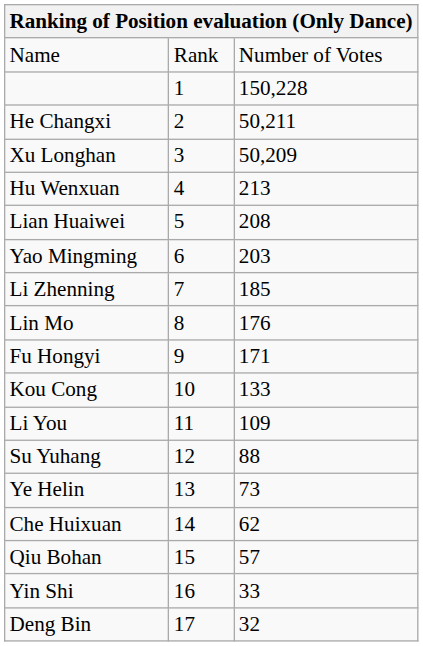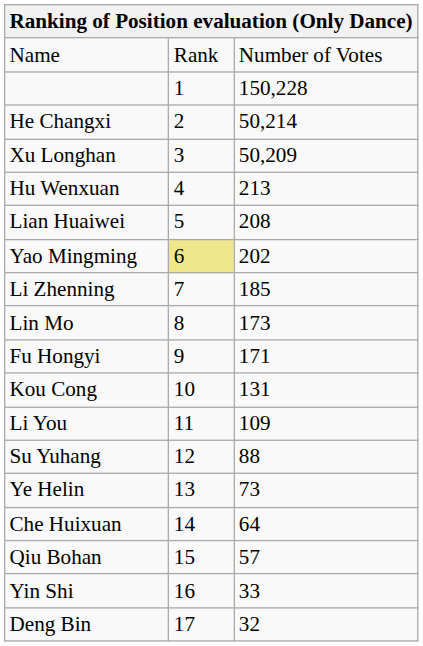(268, 121) 50,211 -> (268, 121) 50,214
(179, 255) no background -> (179, 255) khaki background
(255, 255) 203 -> (255, 255) 202
(255, 322) 176 -> (255, 322) 173
(255, 389) 133 -> (255, 389) 131
(249, 523) 62 -> (249, 523) 64
